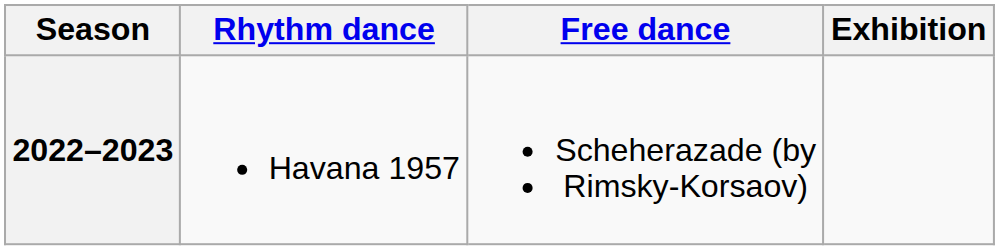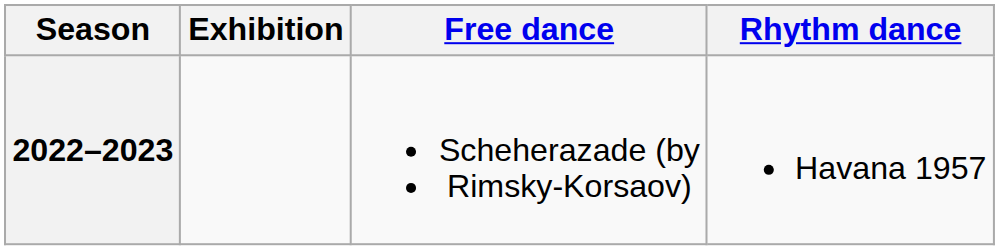columns swapped: (324, 30) <-> (909, 30)
